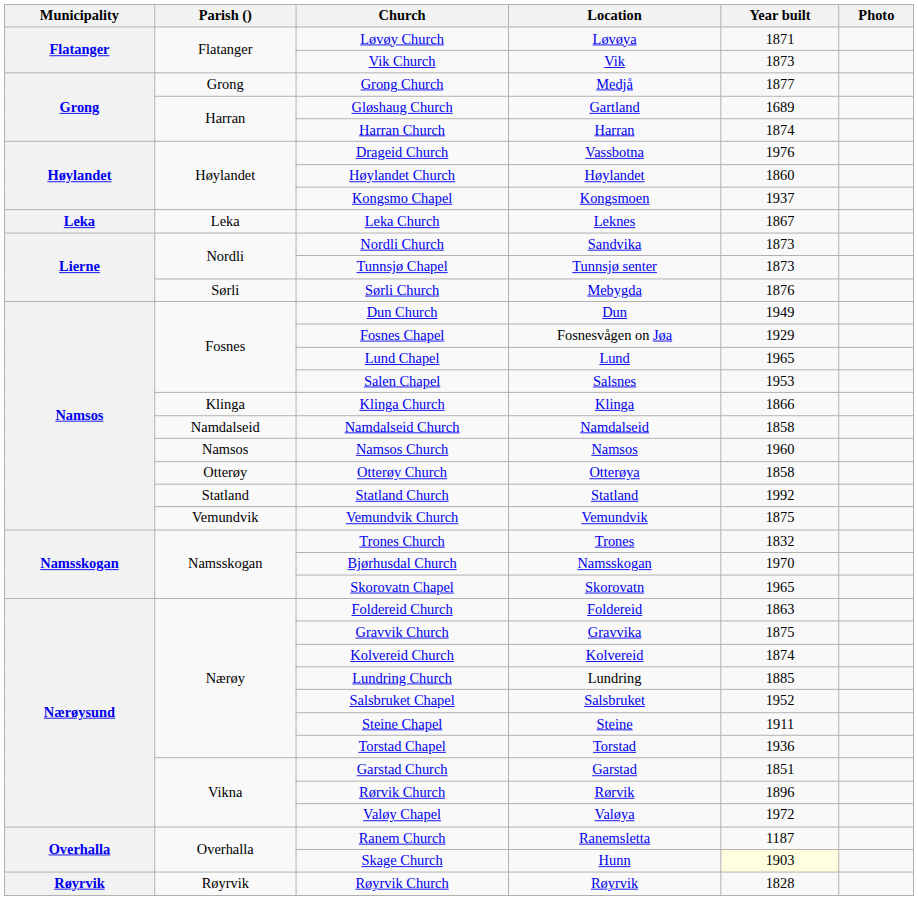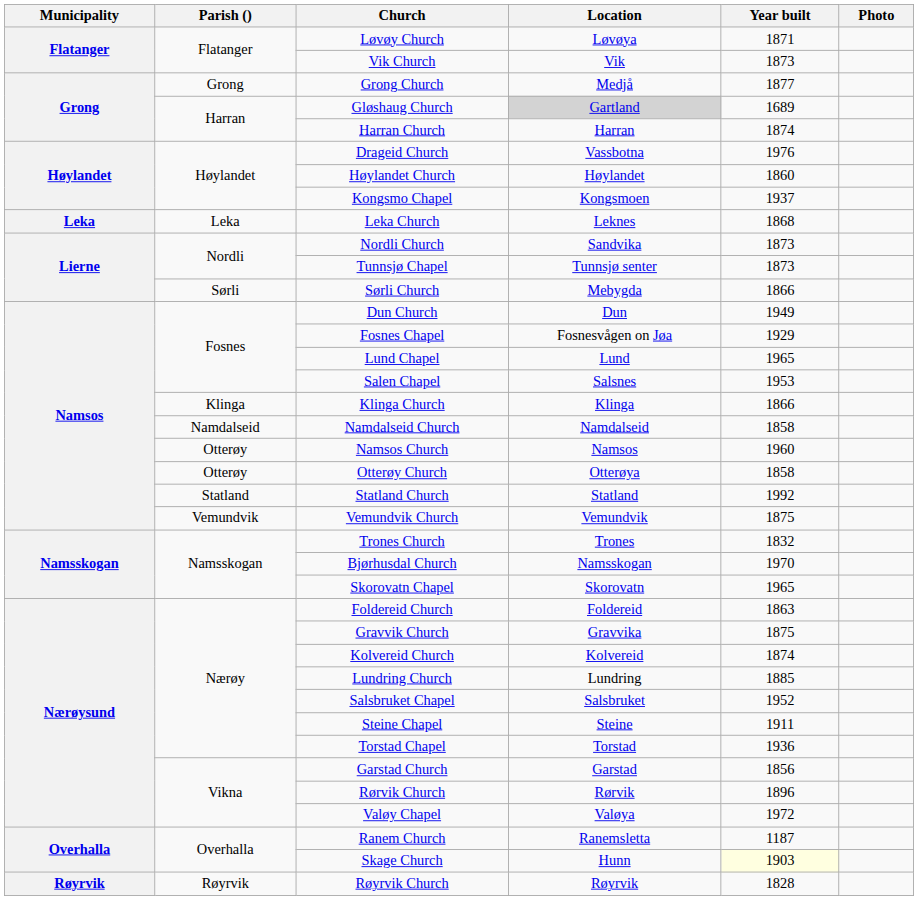(615, 107) no background -> (615, 107) lightgrey background
(780, 221) 1867 -> (780, 221) 1868
(780, 289) 1876 -> (780, 289) 1866
(225, 449) Namsos -> (225, 449) Otterøy
(780, 769) 1851 -> (780, 769) 1856
